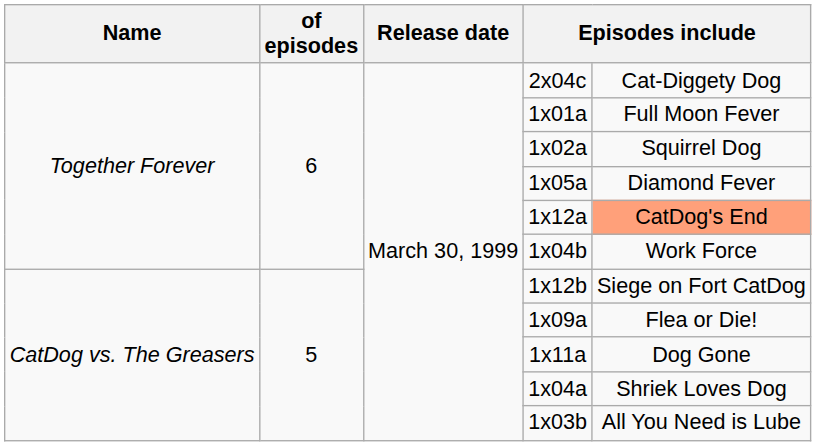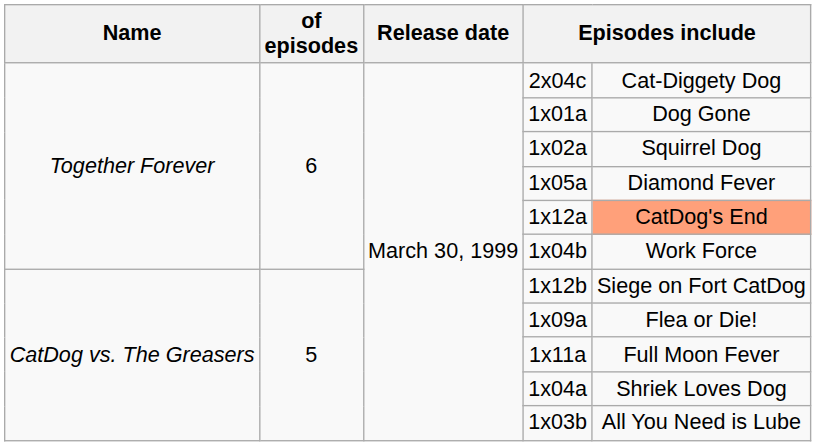(701, 114) Full Moon Fever -> (701, 114) Dog Gone
(701, 354) Dog Gone -> (701, 354) Full Moon Fever
